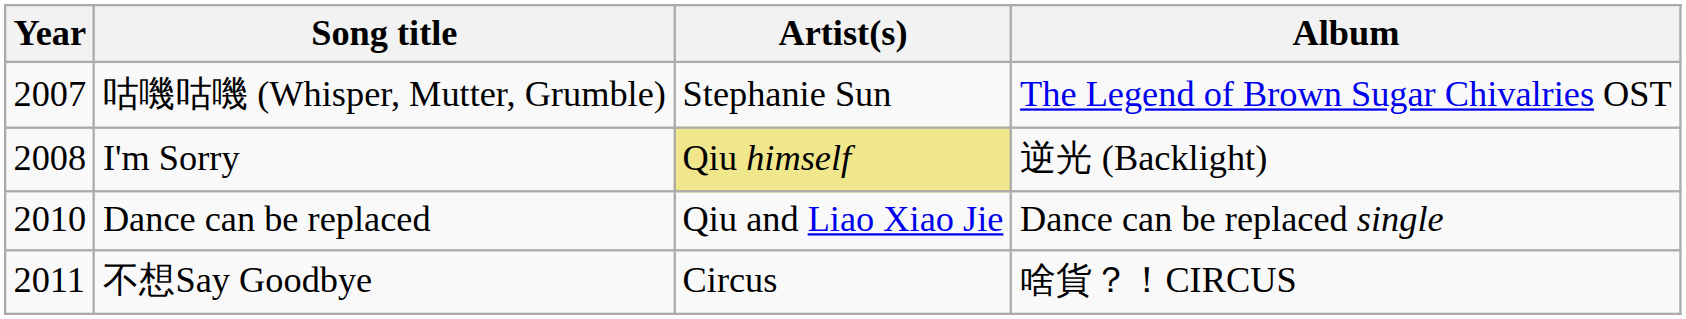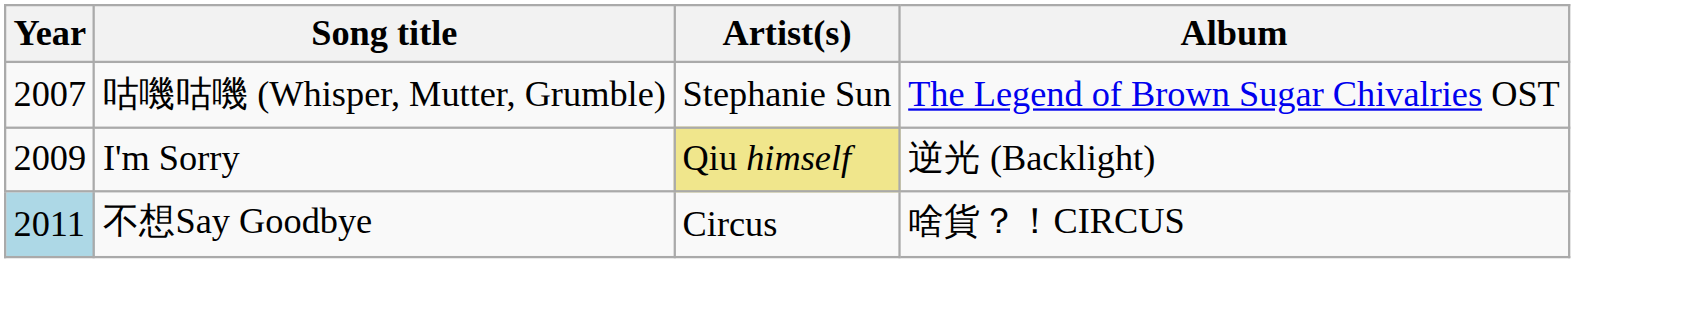(50, 158) 2008 -> (50, 158) 2009
- row: (267, 219)
(49, 280) no background -> (49, 223) lightblue background
